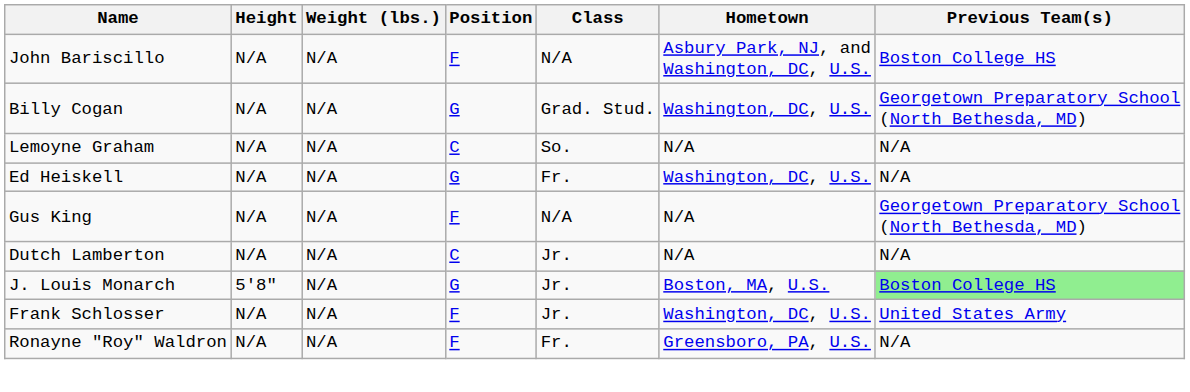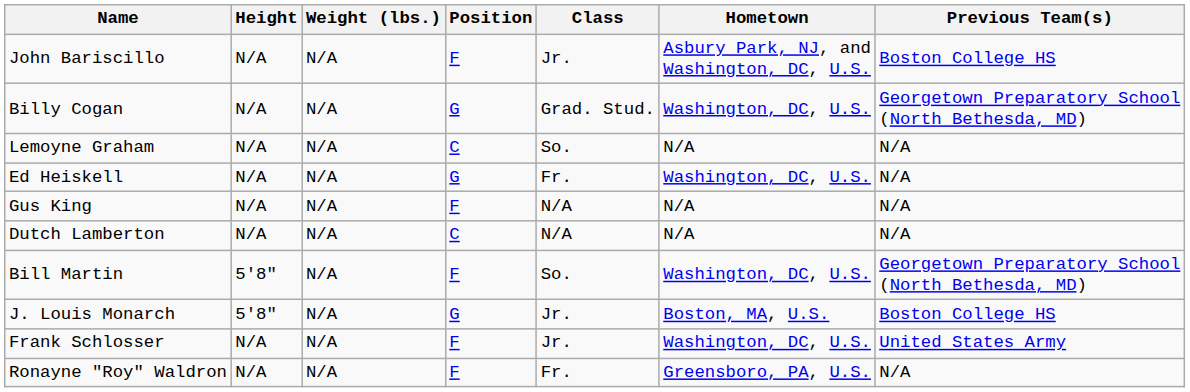(556, 58) N/A -> (556, 58) Jr.
(1030, 216) Georgetown Preparatory School (North Bethesda, MD) -> (895, 206) N/A
(556, 256) Jr. -> (556, 235) N/A
+ row: (66, 274)
(968, 285) lightgreen background -> (968, 314) no background
